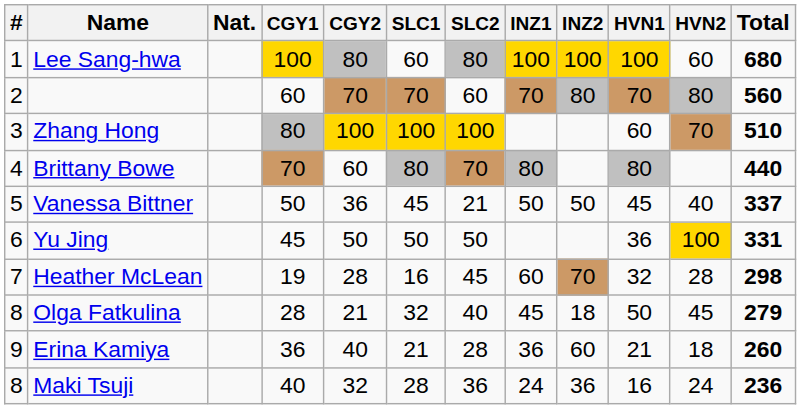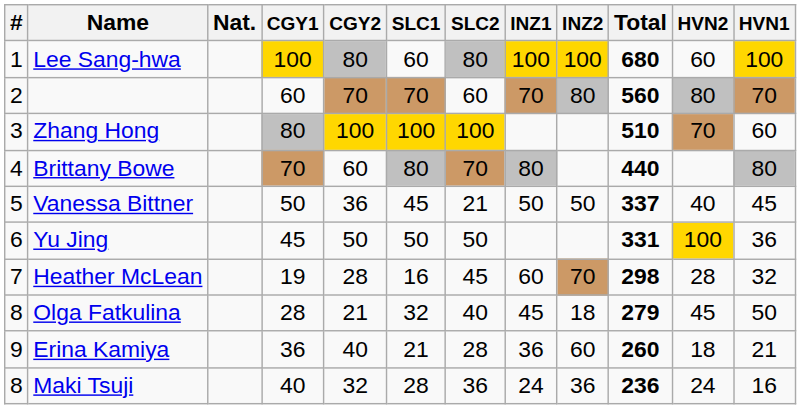columns swapped: (639, 24) <-> (763, 22)
